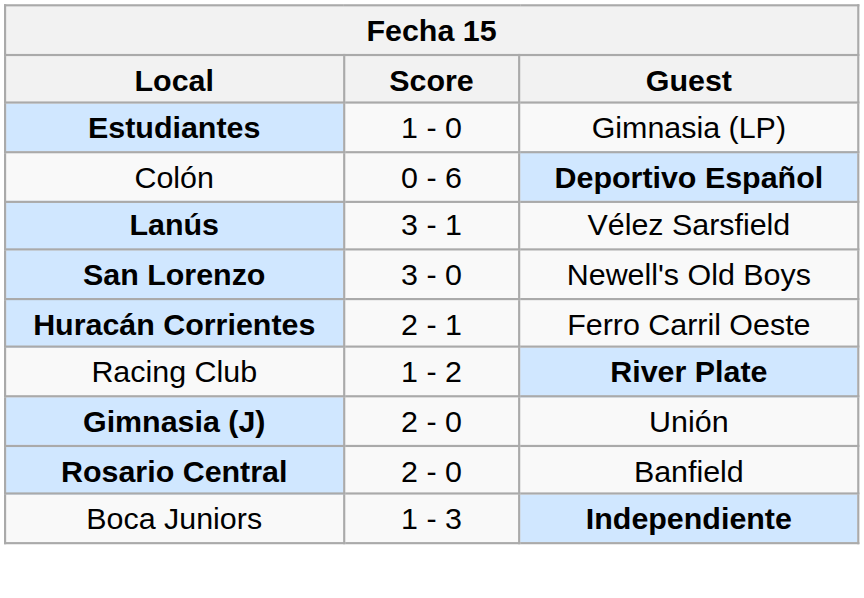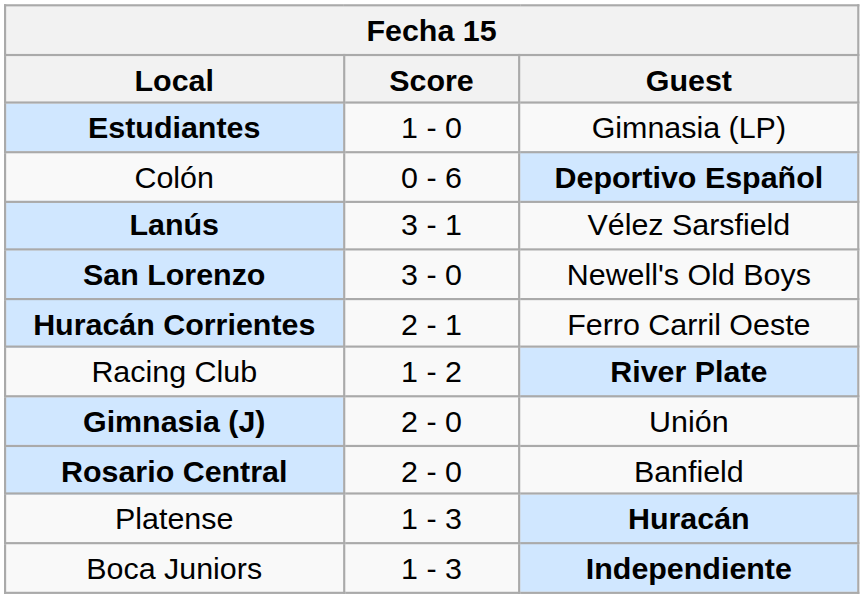+ row: (174, 519)
